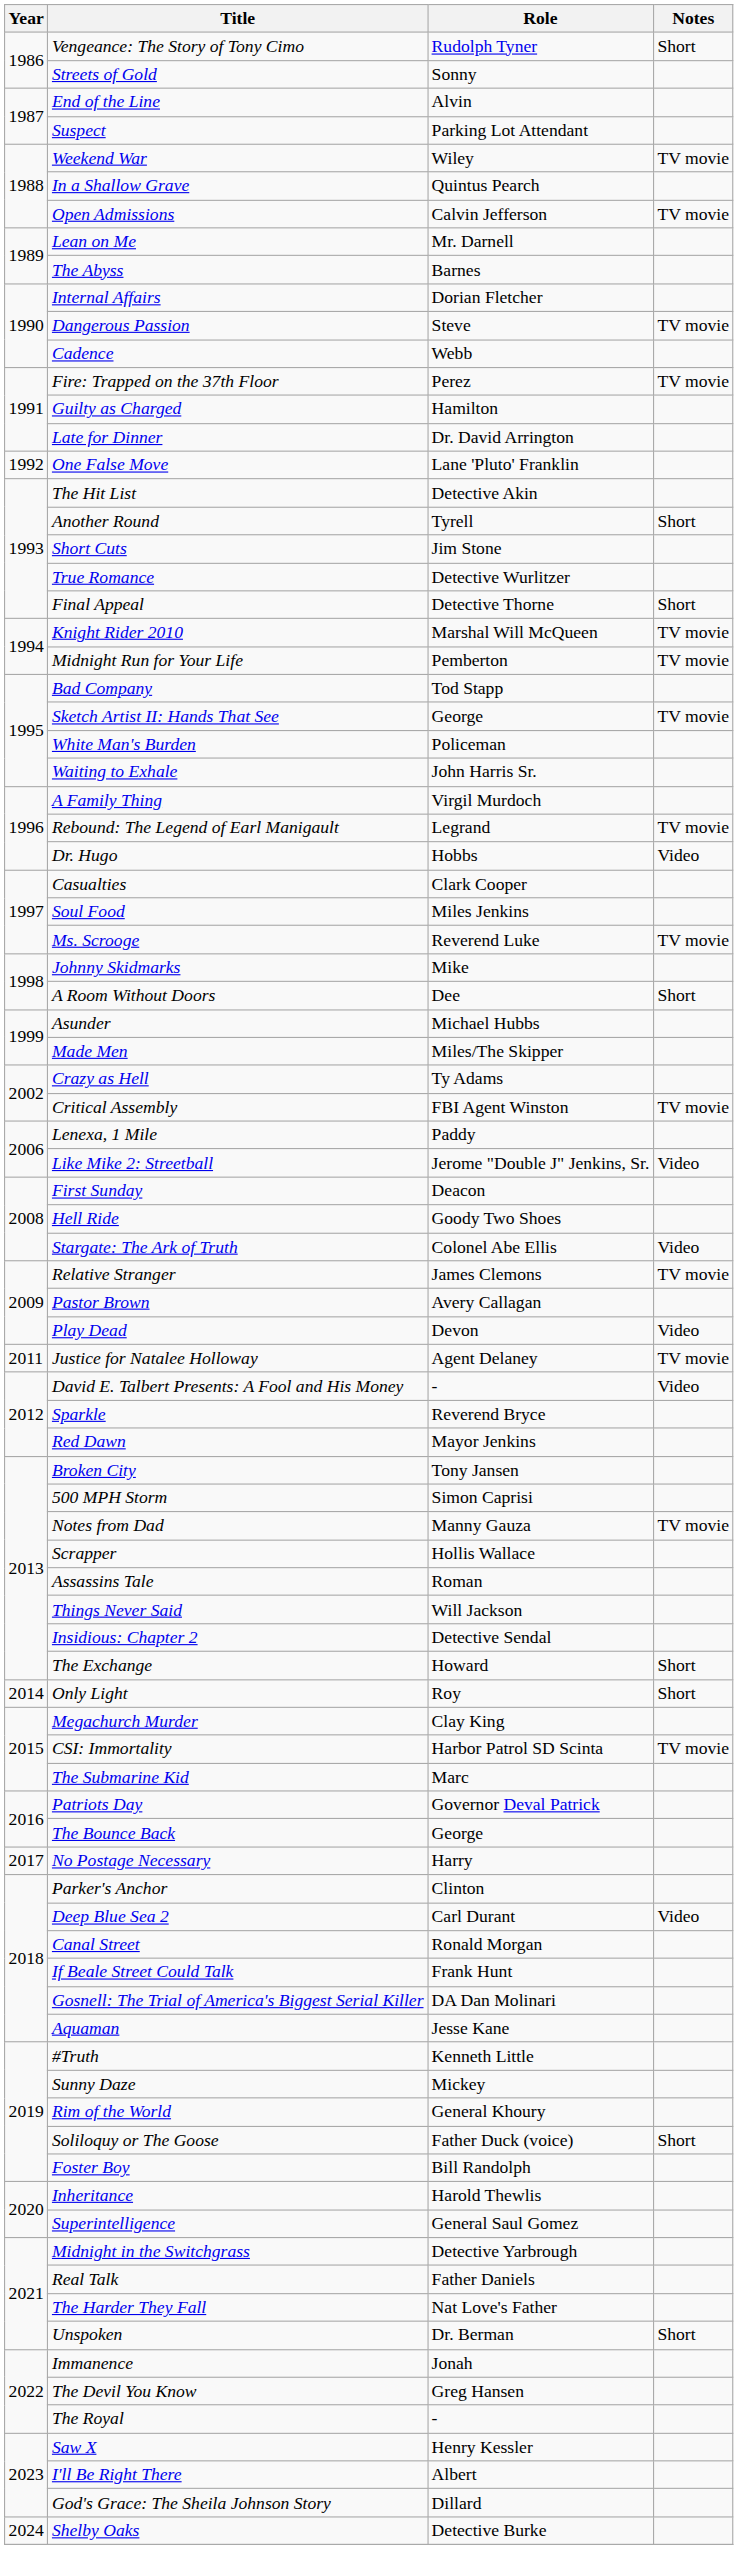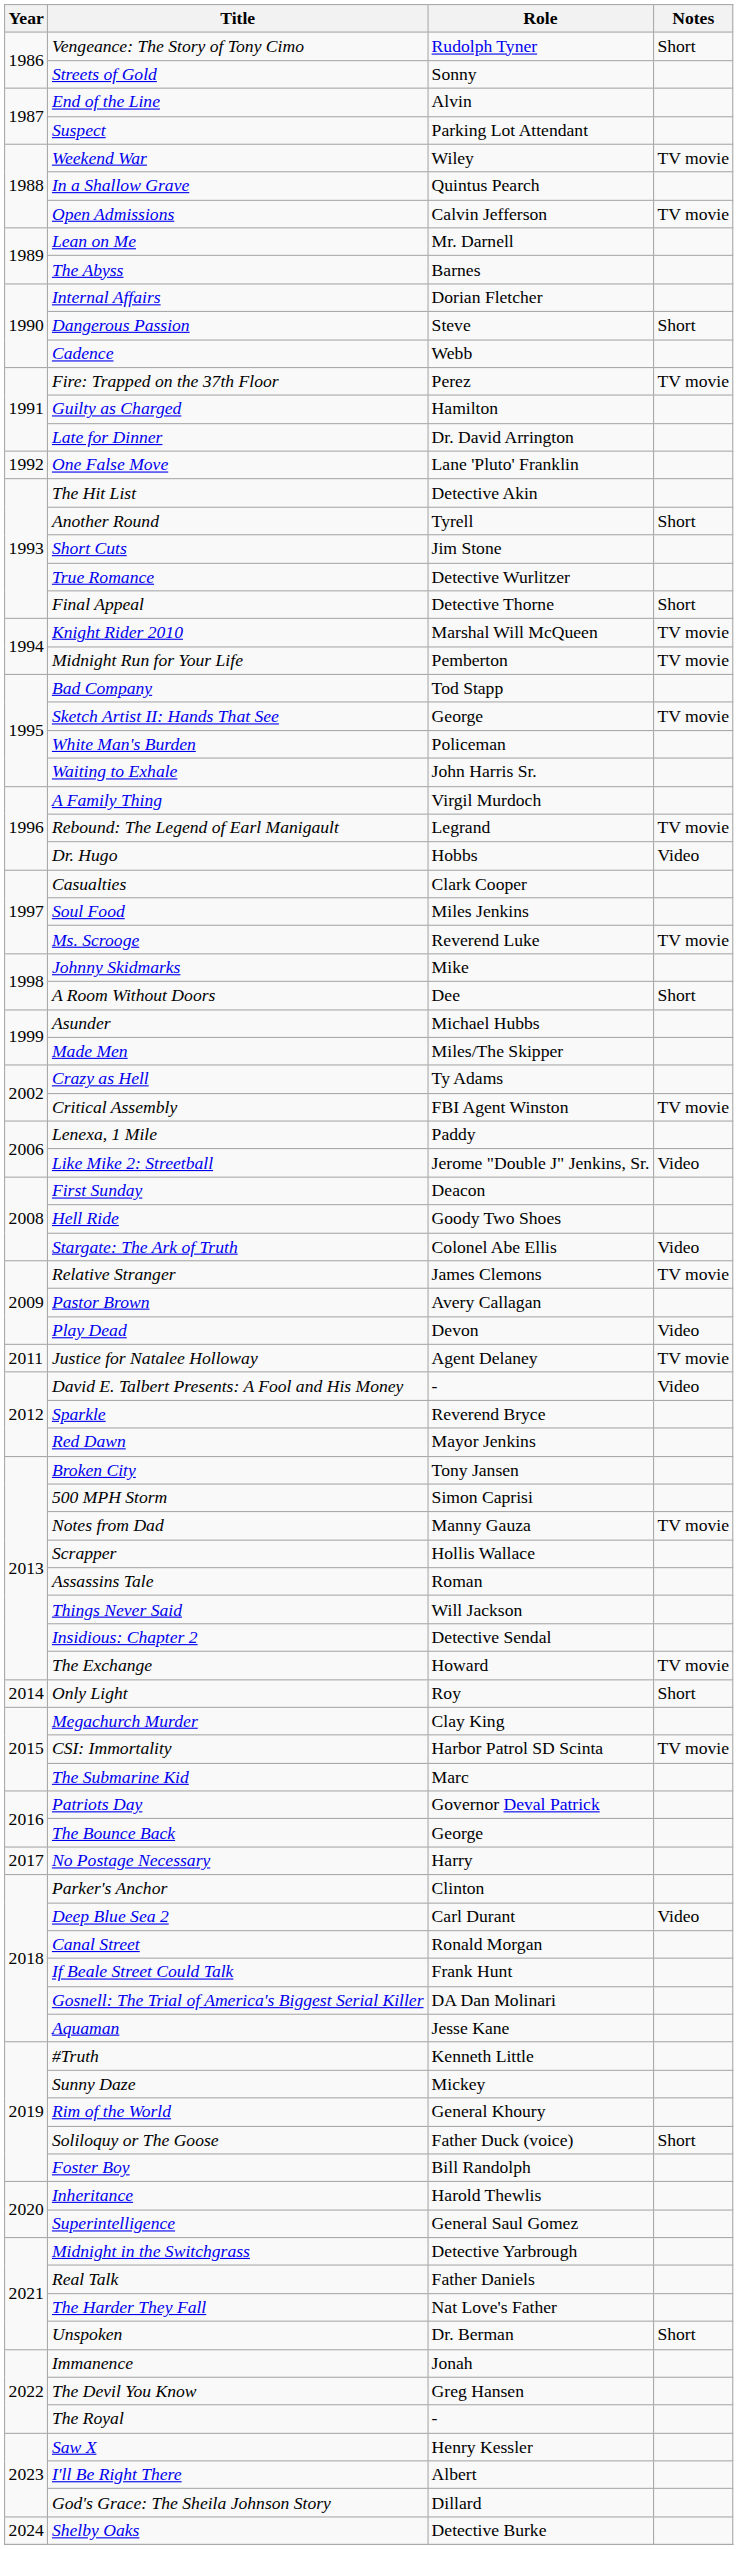(693, 325) TV movie -> (677, 325) Short
(677, 1665) Short -> (693, 1665) TV movie
